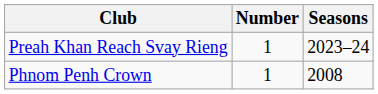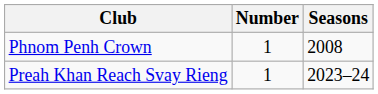rows swapped: (80, 74) <-> (118, 46)
